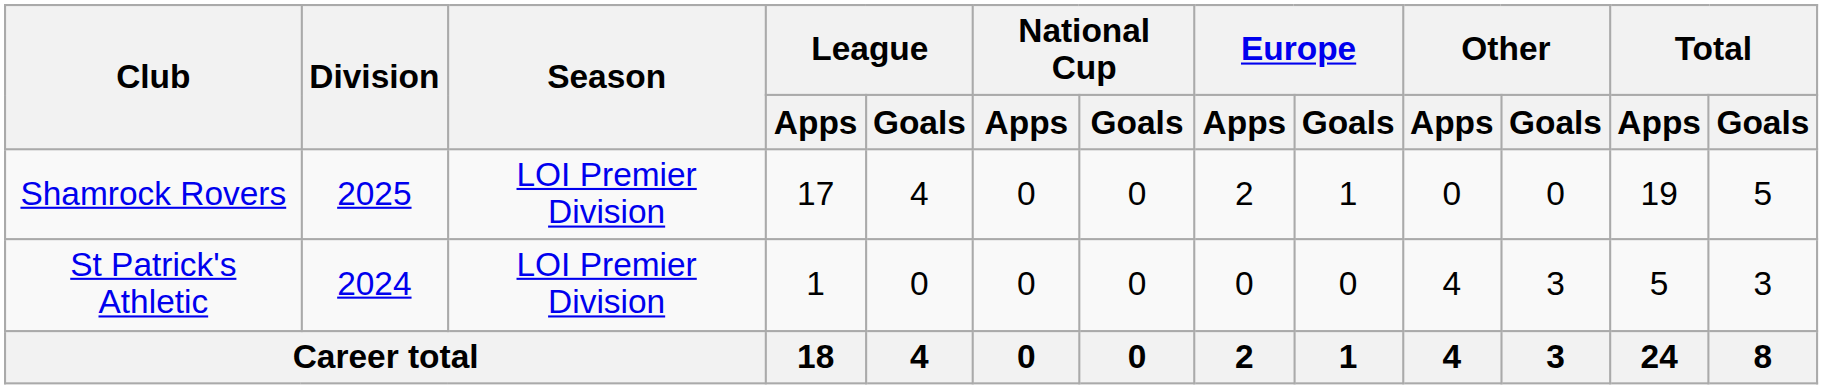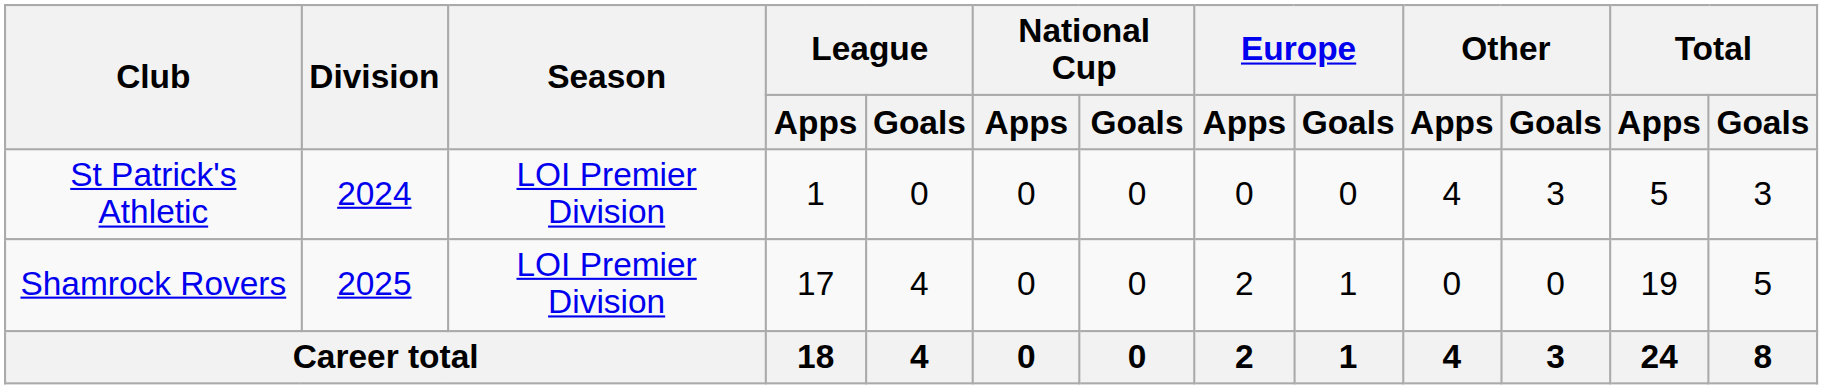rows swapped: (153, 284) <-> (153, 193)
